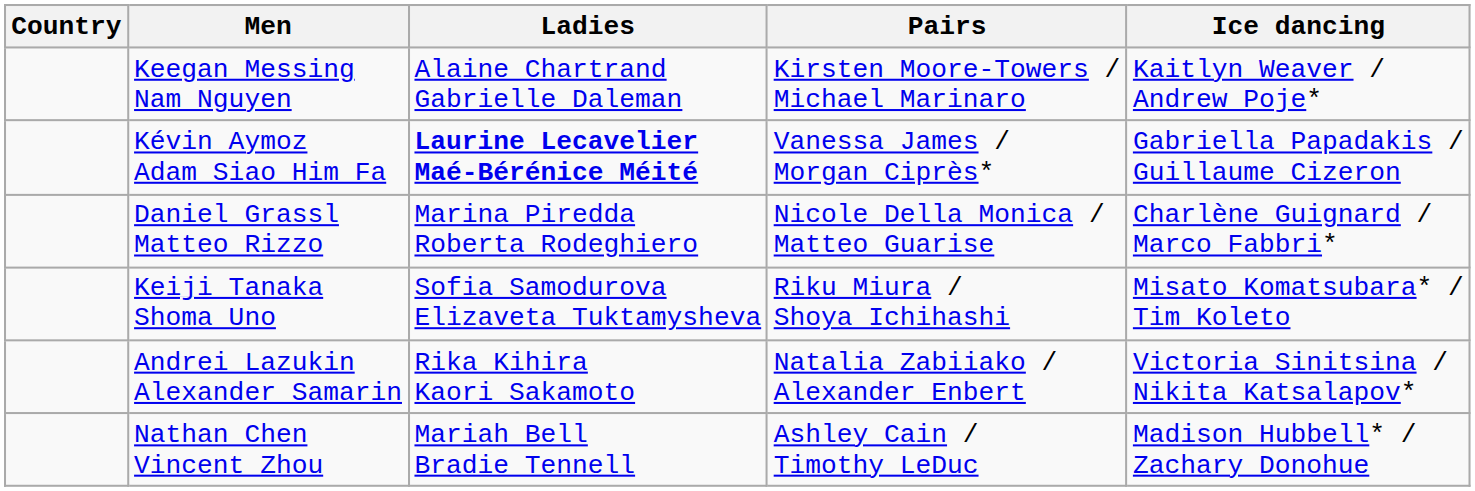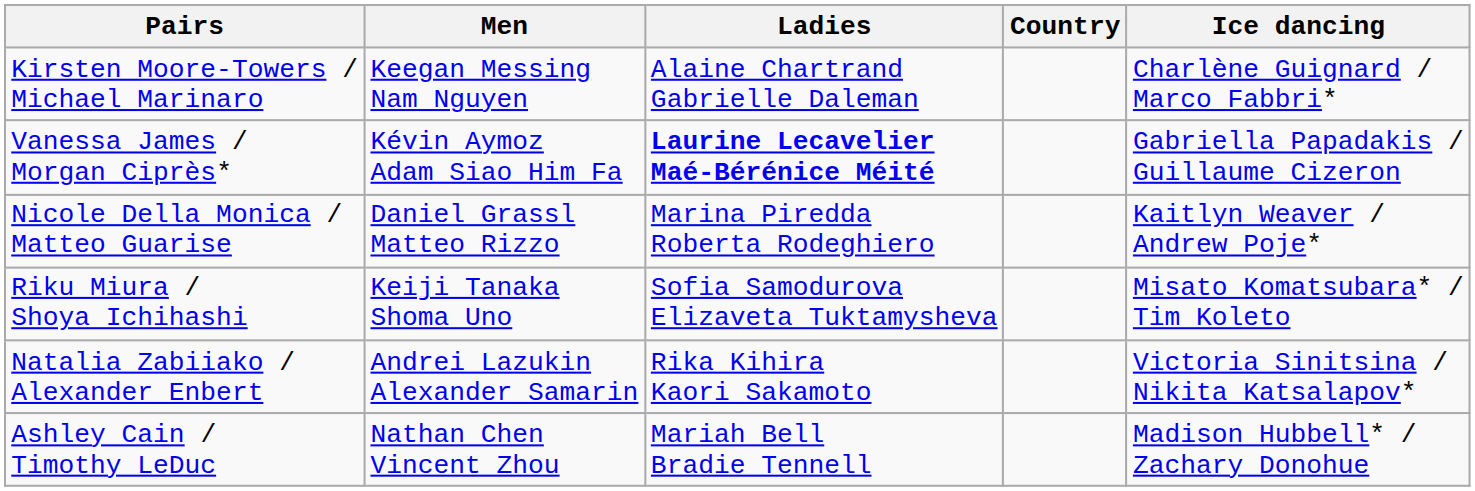columns swapped: (66, 26) <-> (947, 26)
(1259, 84) Kaitlyn Weaver / Andrew Poje* -> (1283, 84) Charlène Guignard / Marco Fabbri*
(1283, 231) Charlène Guignard / Marco Fabbri* -> (1259, 231) Kaitlyn Weaver / Andrew Poje*
